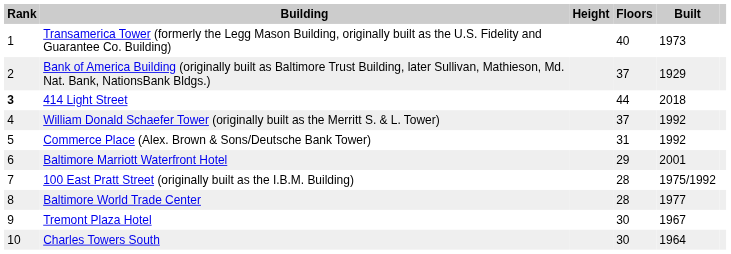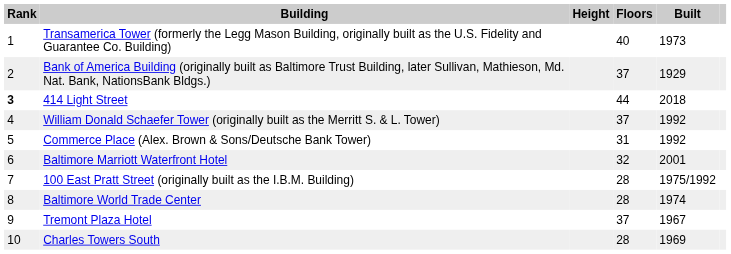(623, 160) 29 -> (623, 160) 32
(673, 200) 1977 -> (673, 200) 1974
(623, 220) 30 -> (623, 220) 37
(623, 240) 30 -> (623, 240) 28
(673, 240) 1964 -> (673, 240) 1969
